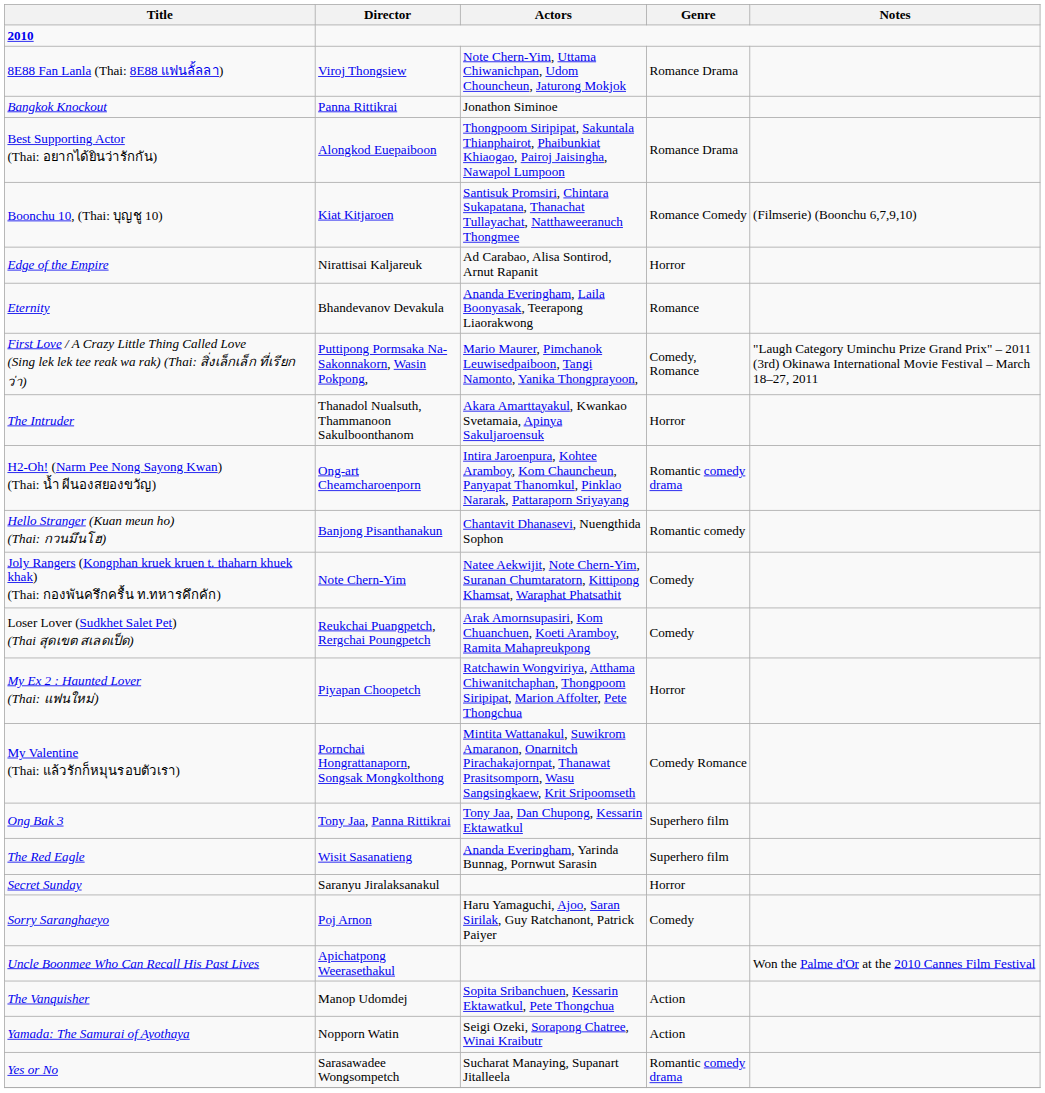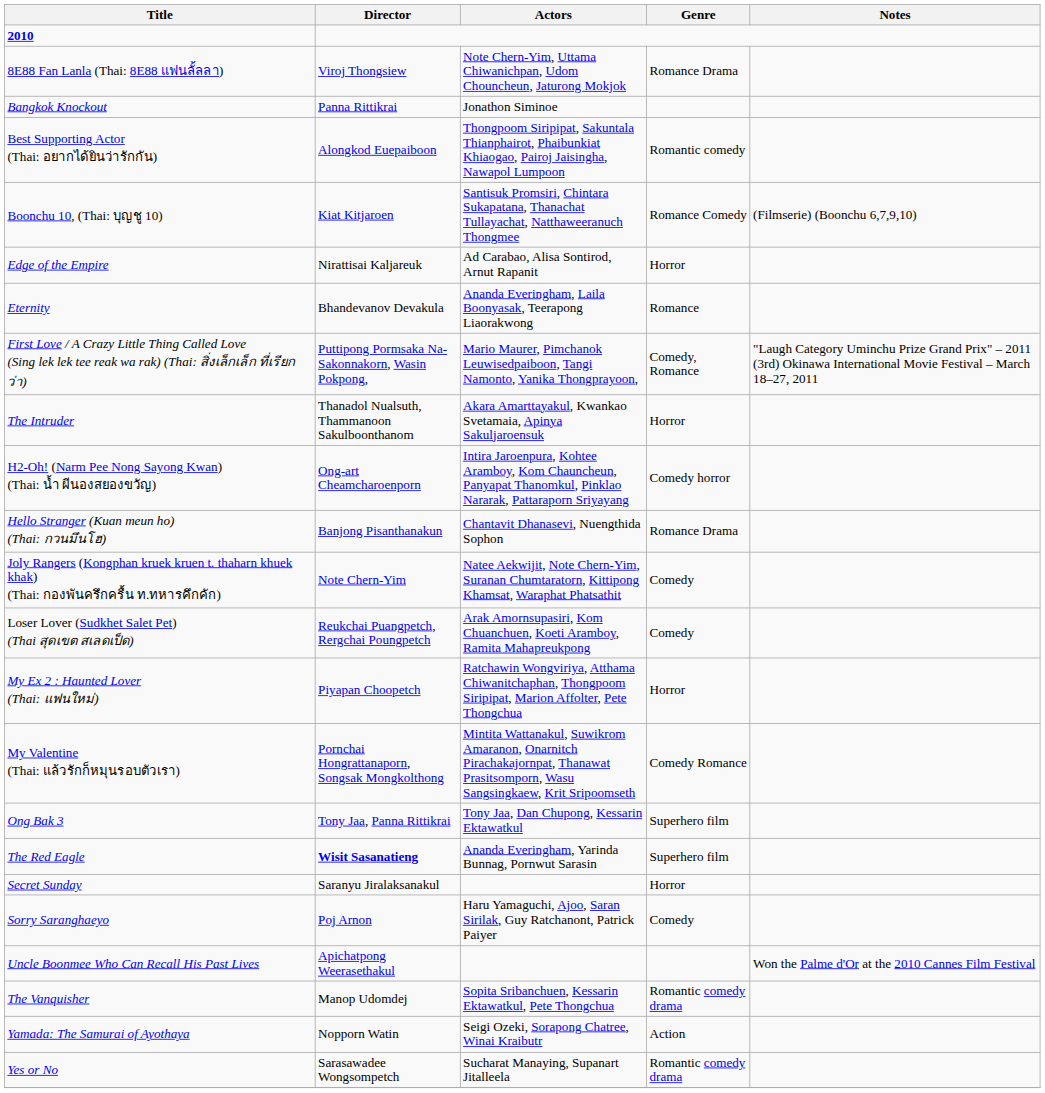(694, 149) Romance Drama -> (697, 149) Romantic comedy
(697, 477) Romantic comedy drama -> (690, 477) Comedy horror
(697, 531) Romantic comedy -> (694, 531) Romance Drama
(365, 856) normal -> (368, 856) bold
(667, 998) Action -> (697, 998) Romantic comedy drama
